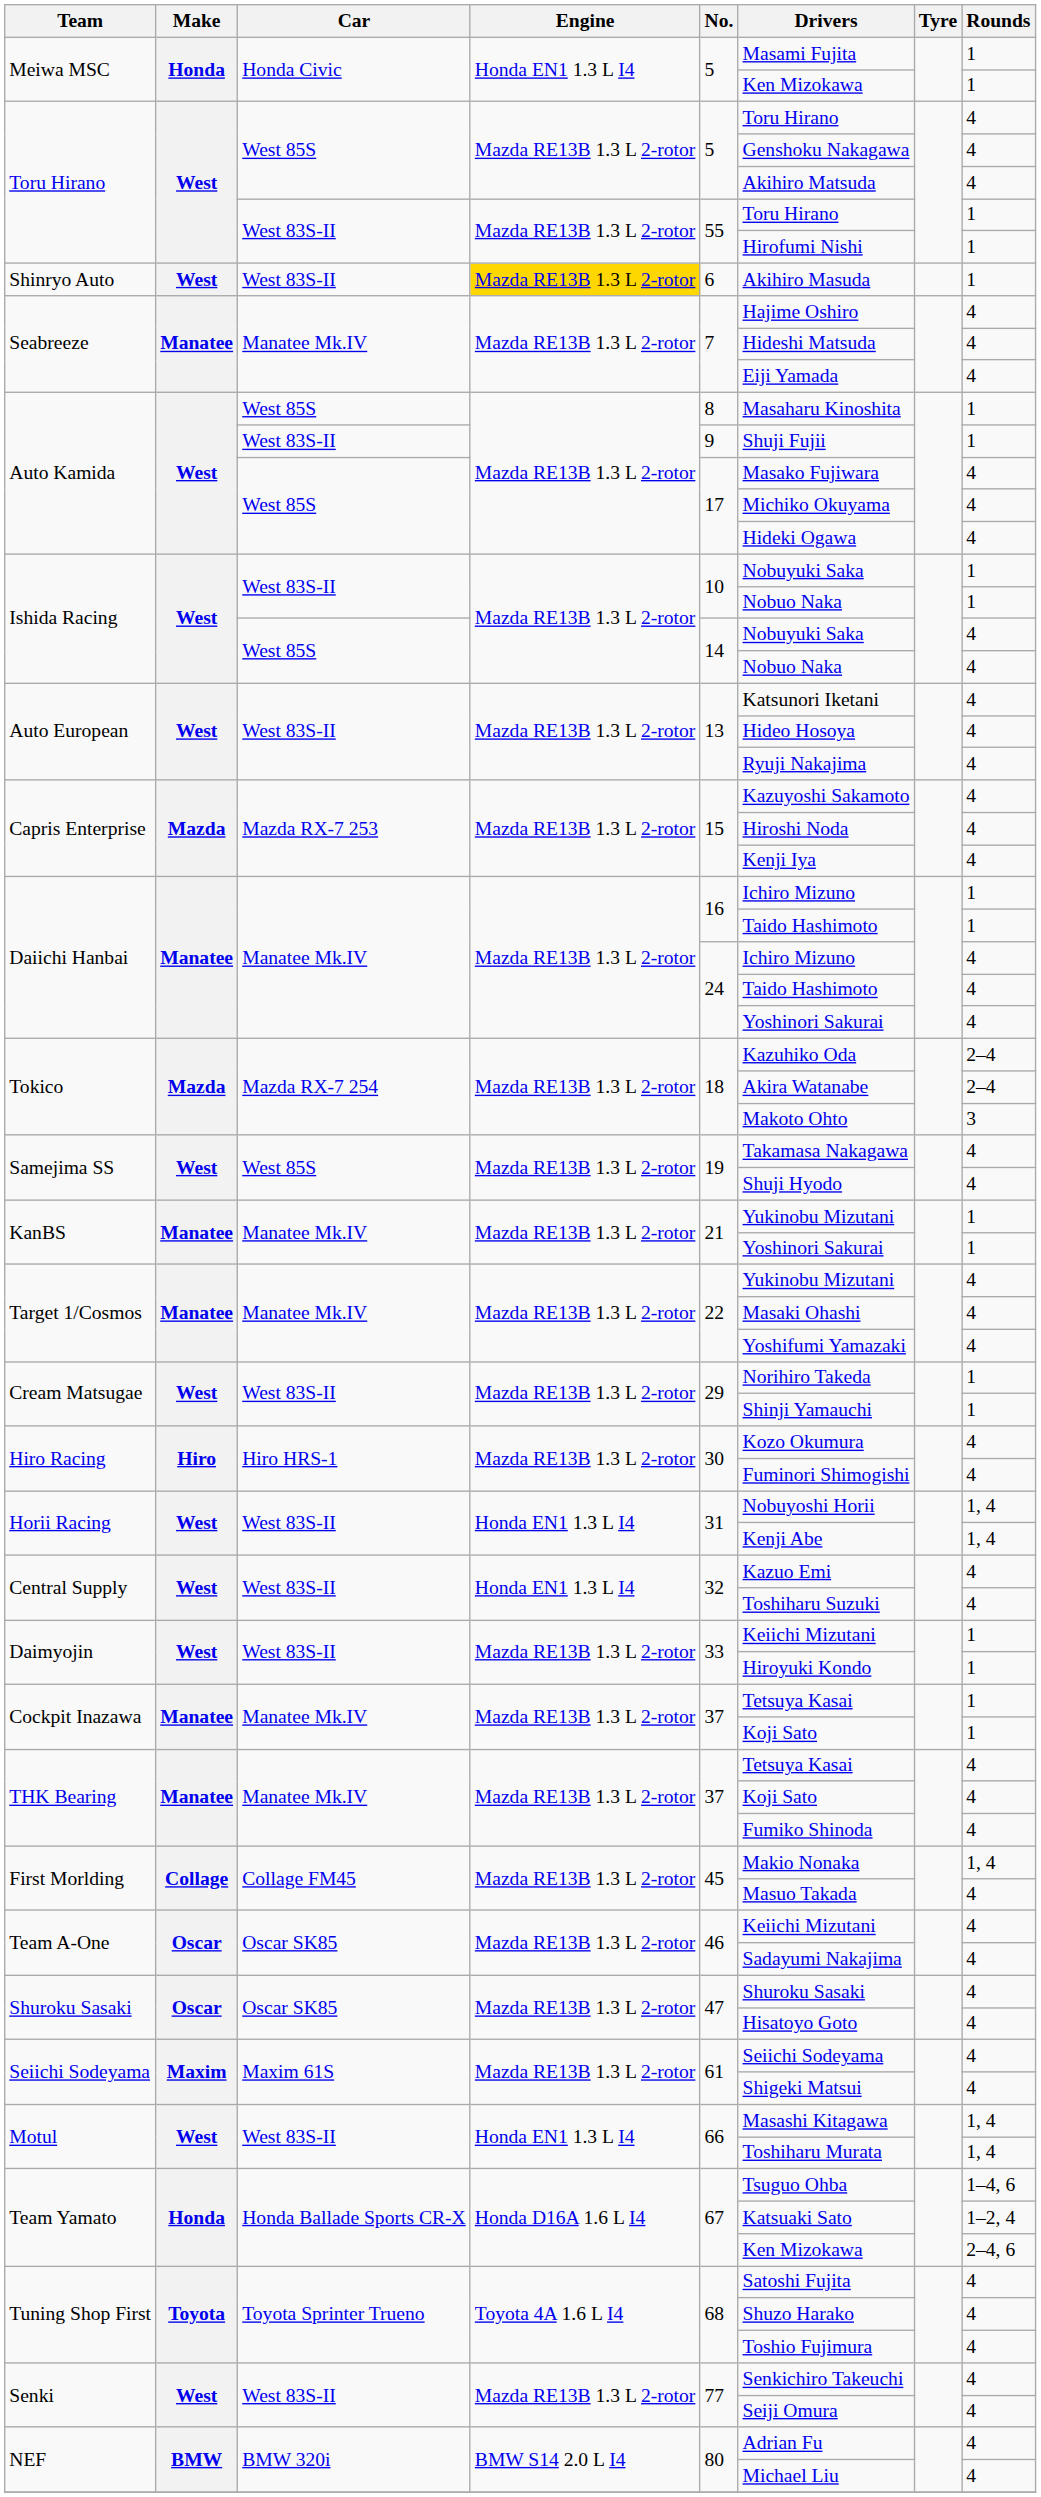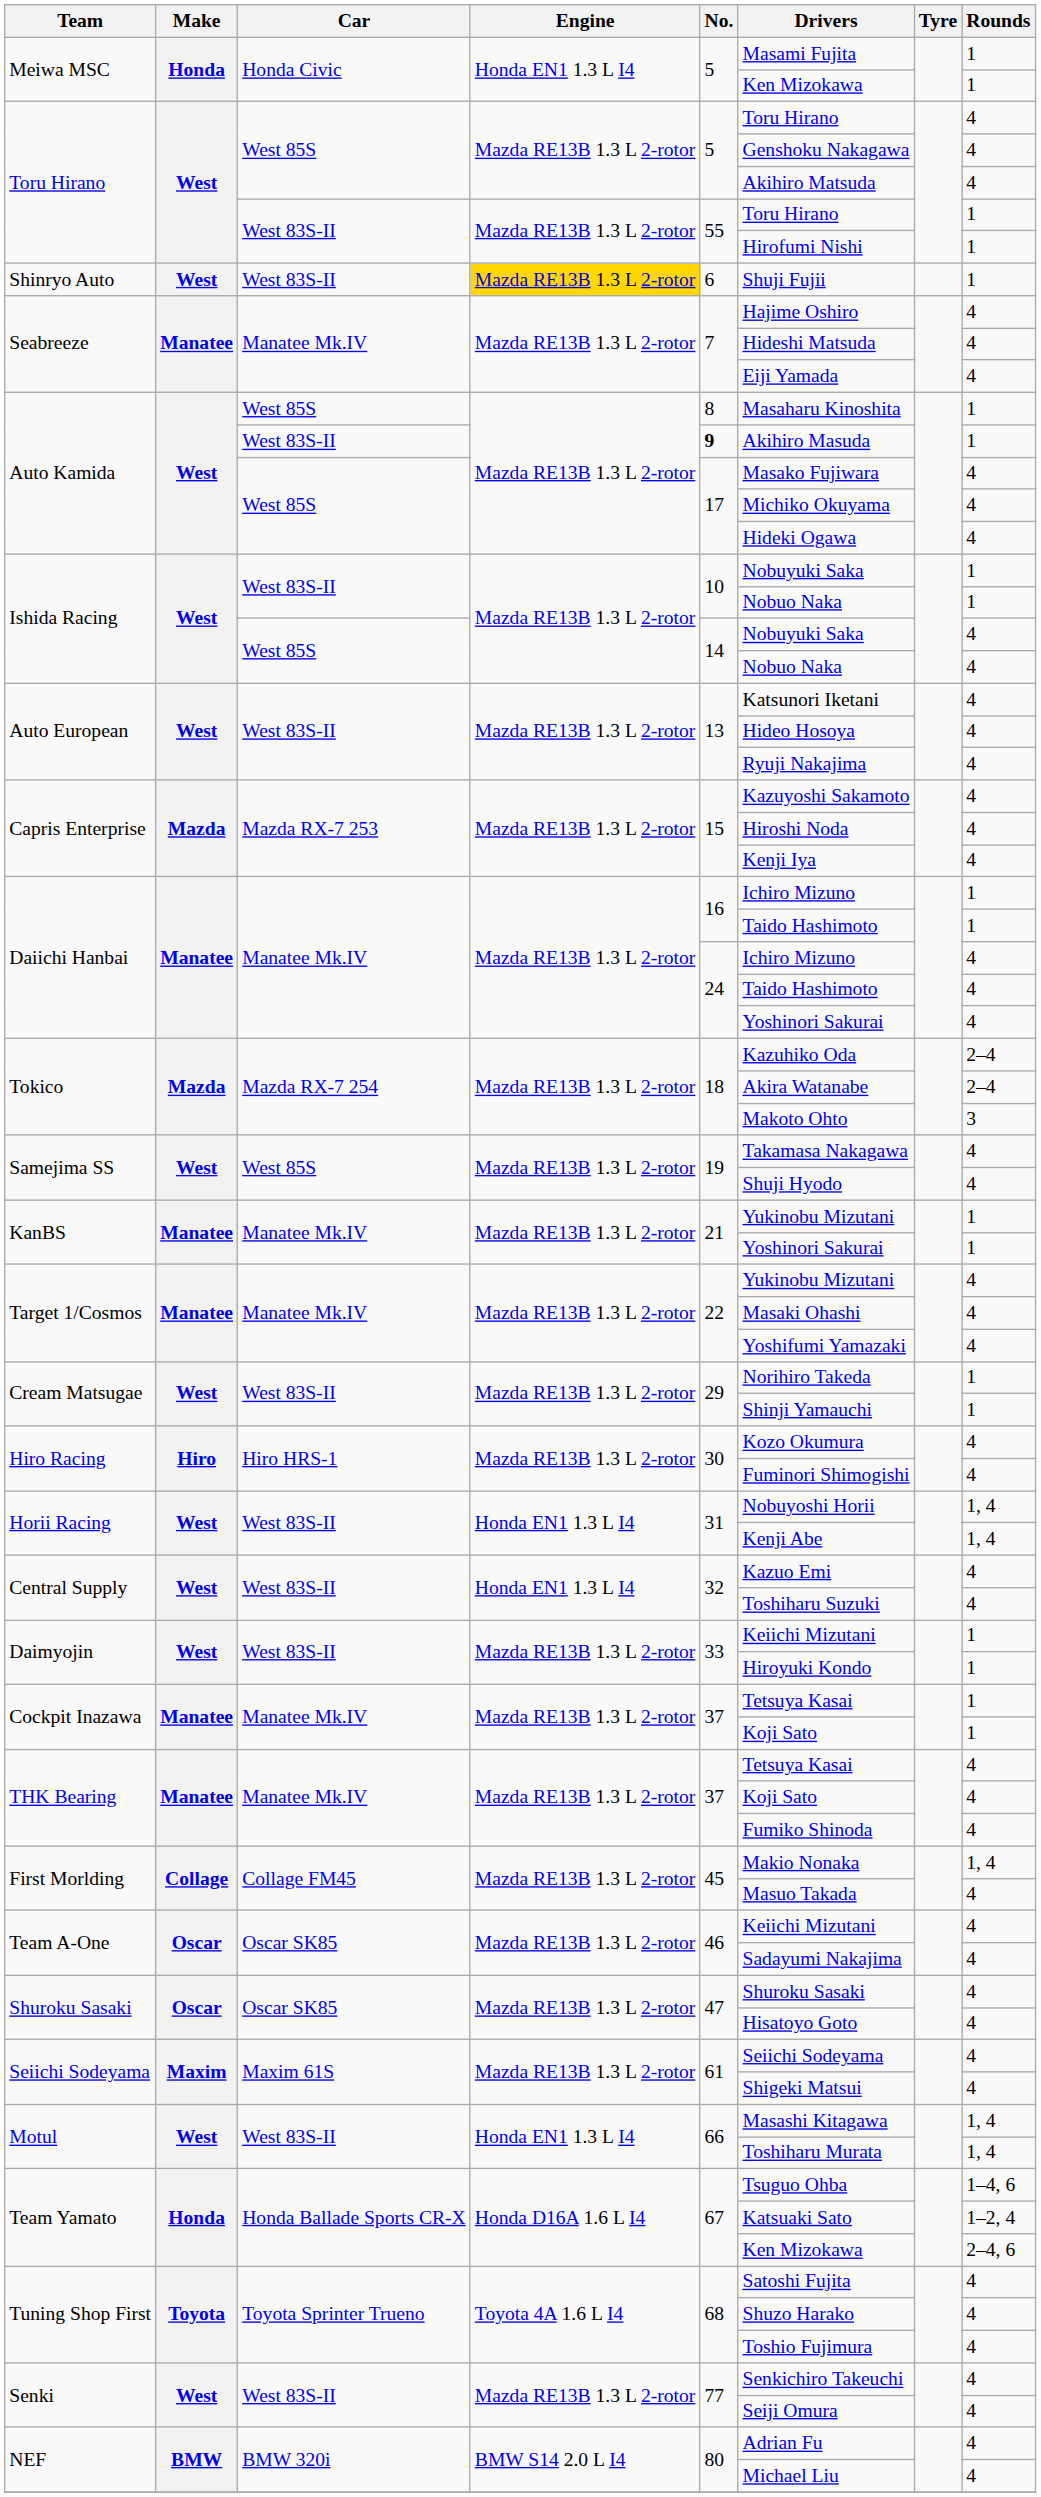(806, 279) Akihiro Masuda -> (784, 279) Shuji Fujii
(709, 440) normal -> (709, 440) bold
(784, 440) Shuji Fujii -> (806, 440) Akihiro Masuda
